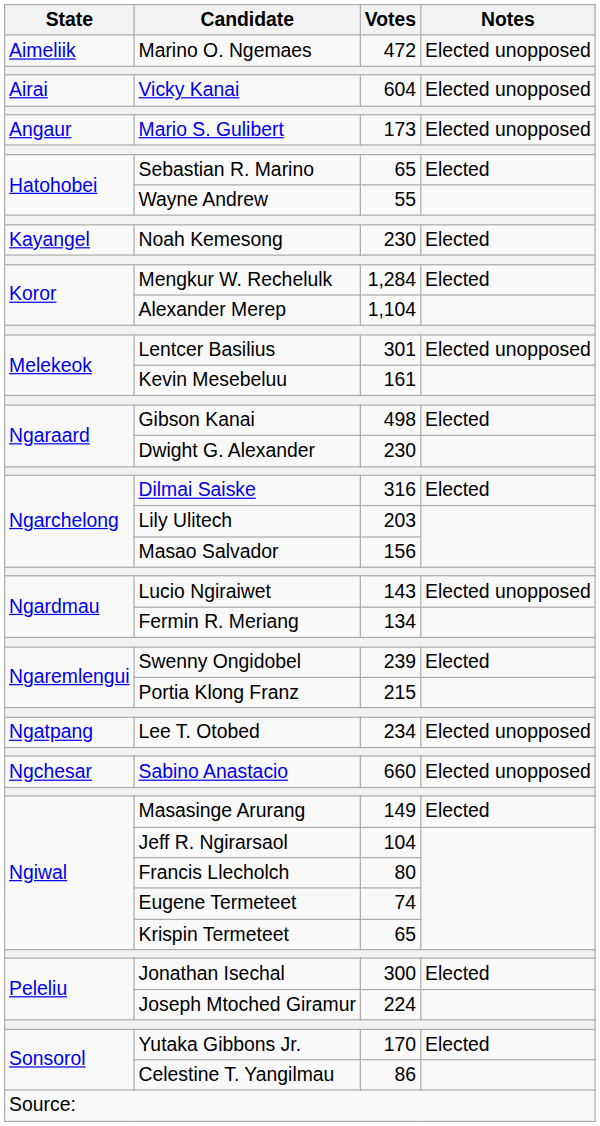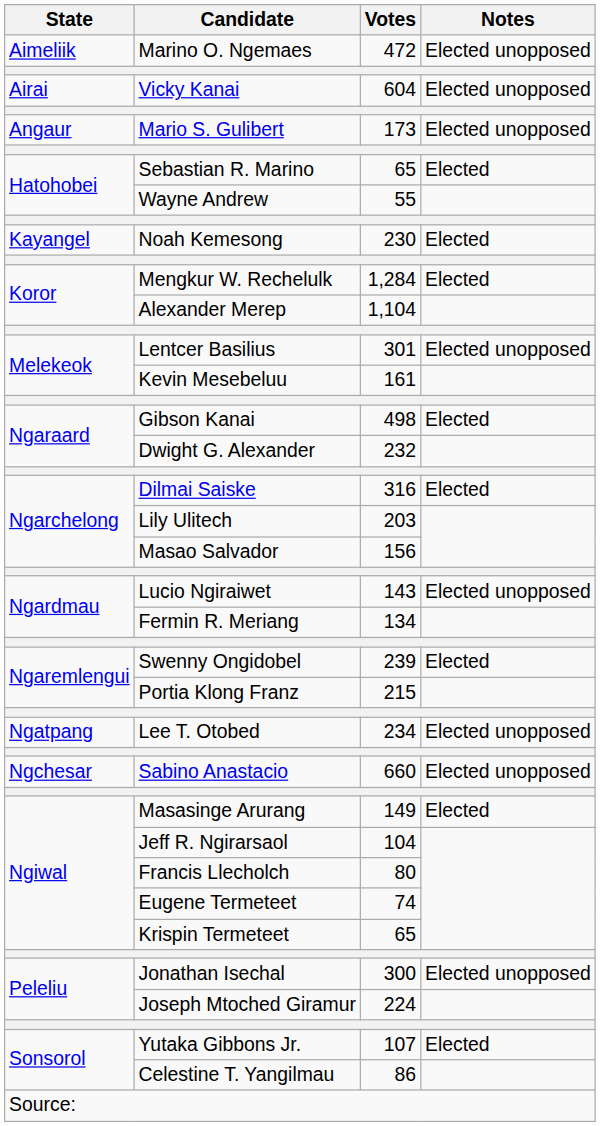(400, 450) 230 -> (400, 450) 232
(457, 973) Elected -> (508, 973) Elected unopposed
(400, 1044) 170 -> (400, 1044) 107
